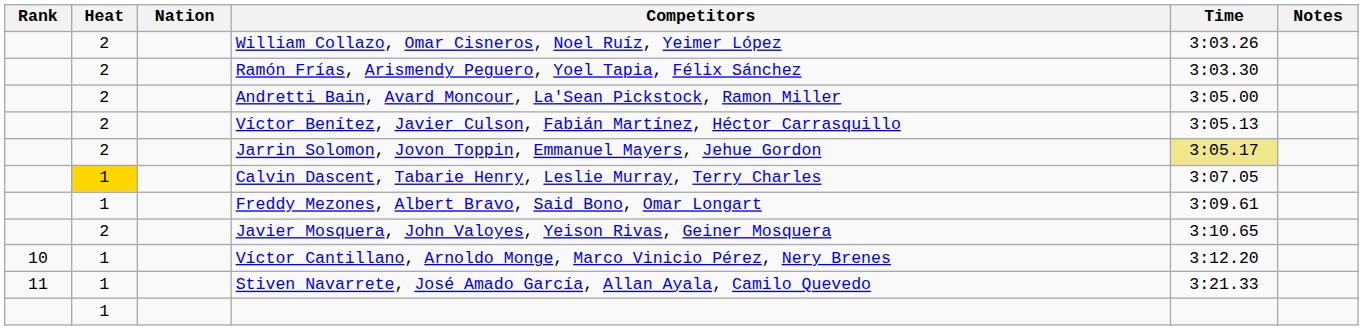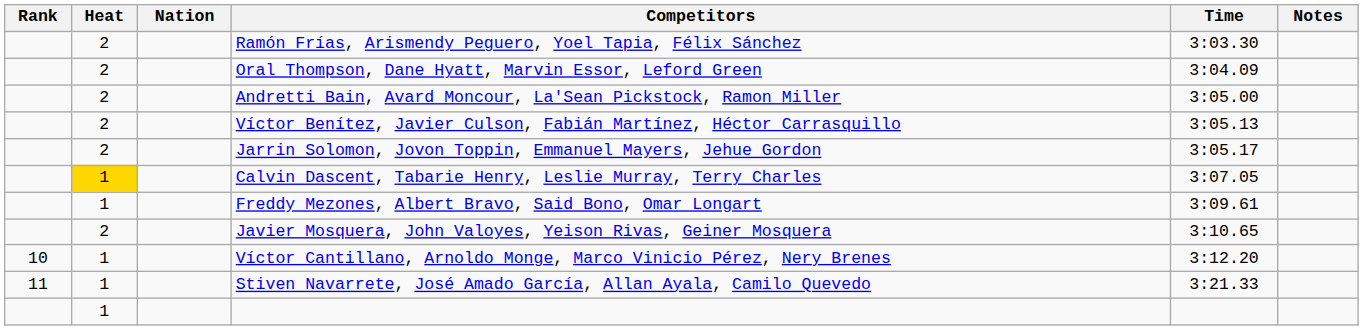- row: (509, 45)
+ row: (499, 72)
(1224, 152) khaki background -> (1224, 152) no background
